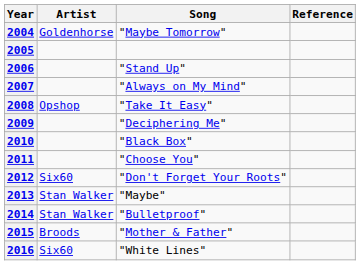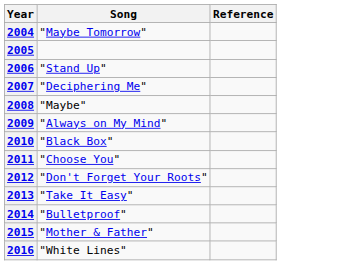- column: (76, 14)
(183, 86) "Always on My Mind" -> (93, 86) "Deciphering Me"
(166, 105) "Take It Easy" -> (63, 105) "Maybe"
(173, 123) "Deciphering Me" -> (103, 123) "Always on My Mind"
(142, 196) "Maybe" -> (86, 196) "Take It Easy"
